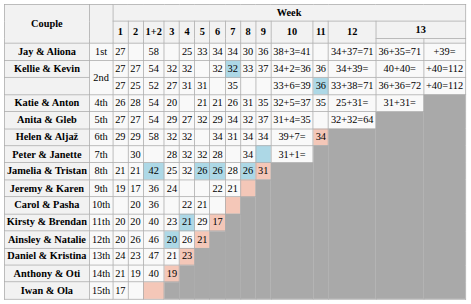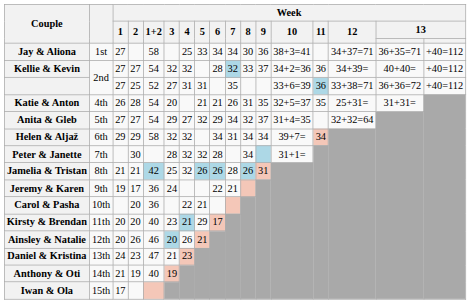(445, 51) +39= -> (445, 51) +40=112
(218, 68) 32 -> (218, 68) 28
